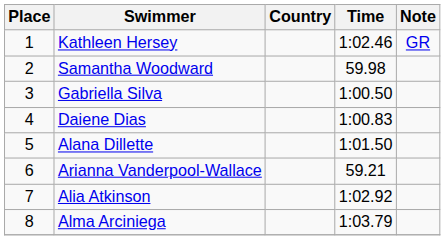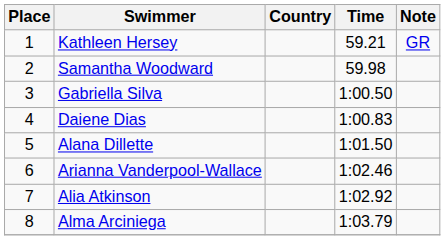(366, 42) 1:02.46 -> (366, 42) 59.21
(366, 171) 59.21 -> (366, 171) 1:02.46
